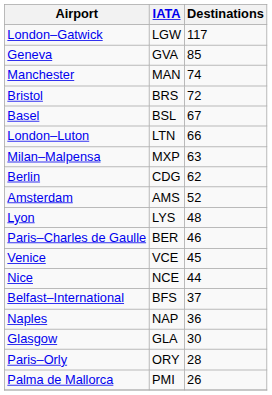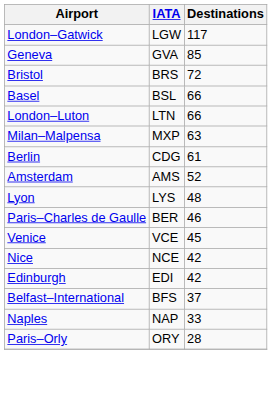- row: (41, 75)
(194, 116) 67 -> (194, 95) 66
(194, 177) 62 -> (194, 156) 61
(194, 278) 44 -> (194, 258) 42
+ row: (37, 278)
(194, 319) 36 -> (194, 319) 33
- row: (32, 339)
- row: (60, 380)
